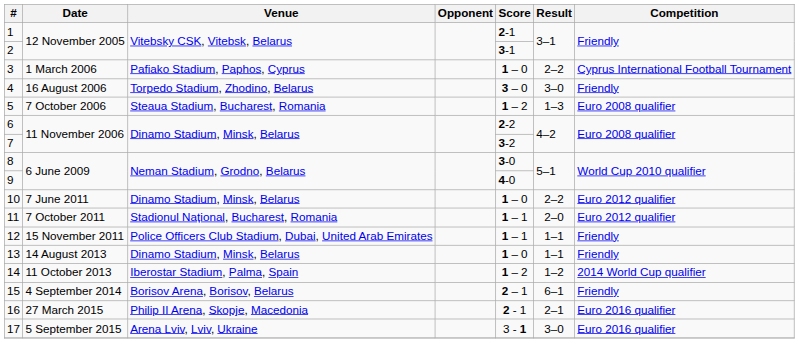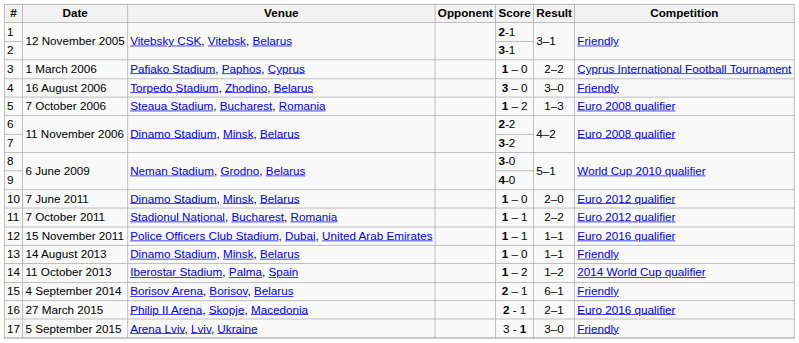(554, 198) 2–2 -> (554, 198) 2–0
(554, 217) 2–0 -> (554, 217) 2–2
(598, 236) Friendly -> (626, 236) Euro 2016 qualifier
(626, 328) Euro 2016 qualifier -> (598, 328) Friendly
